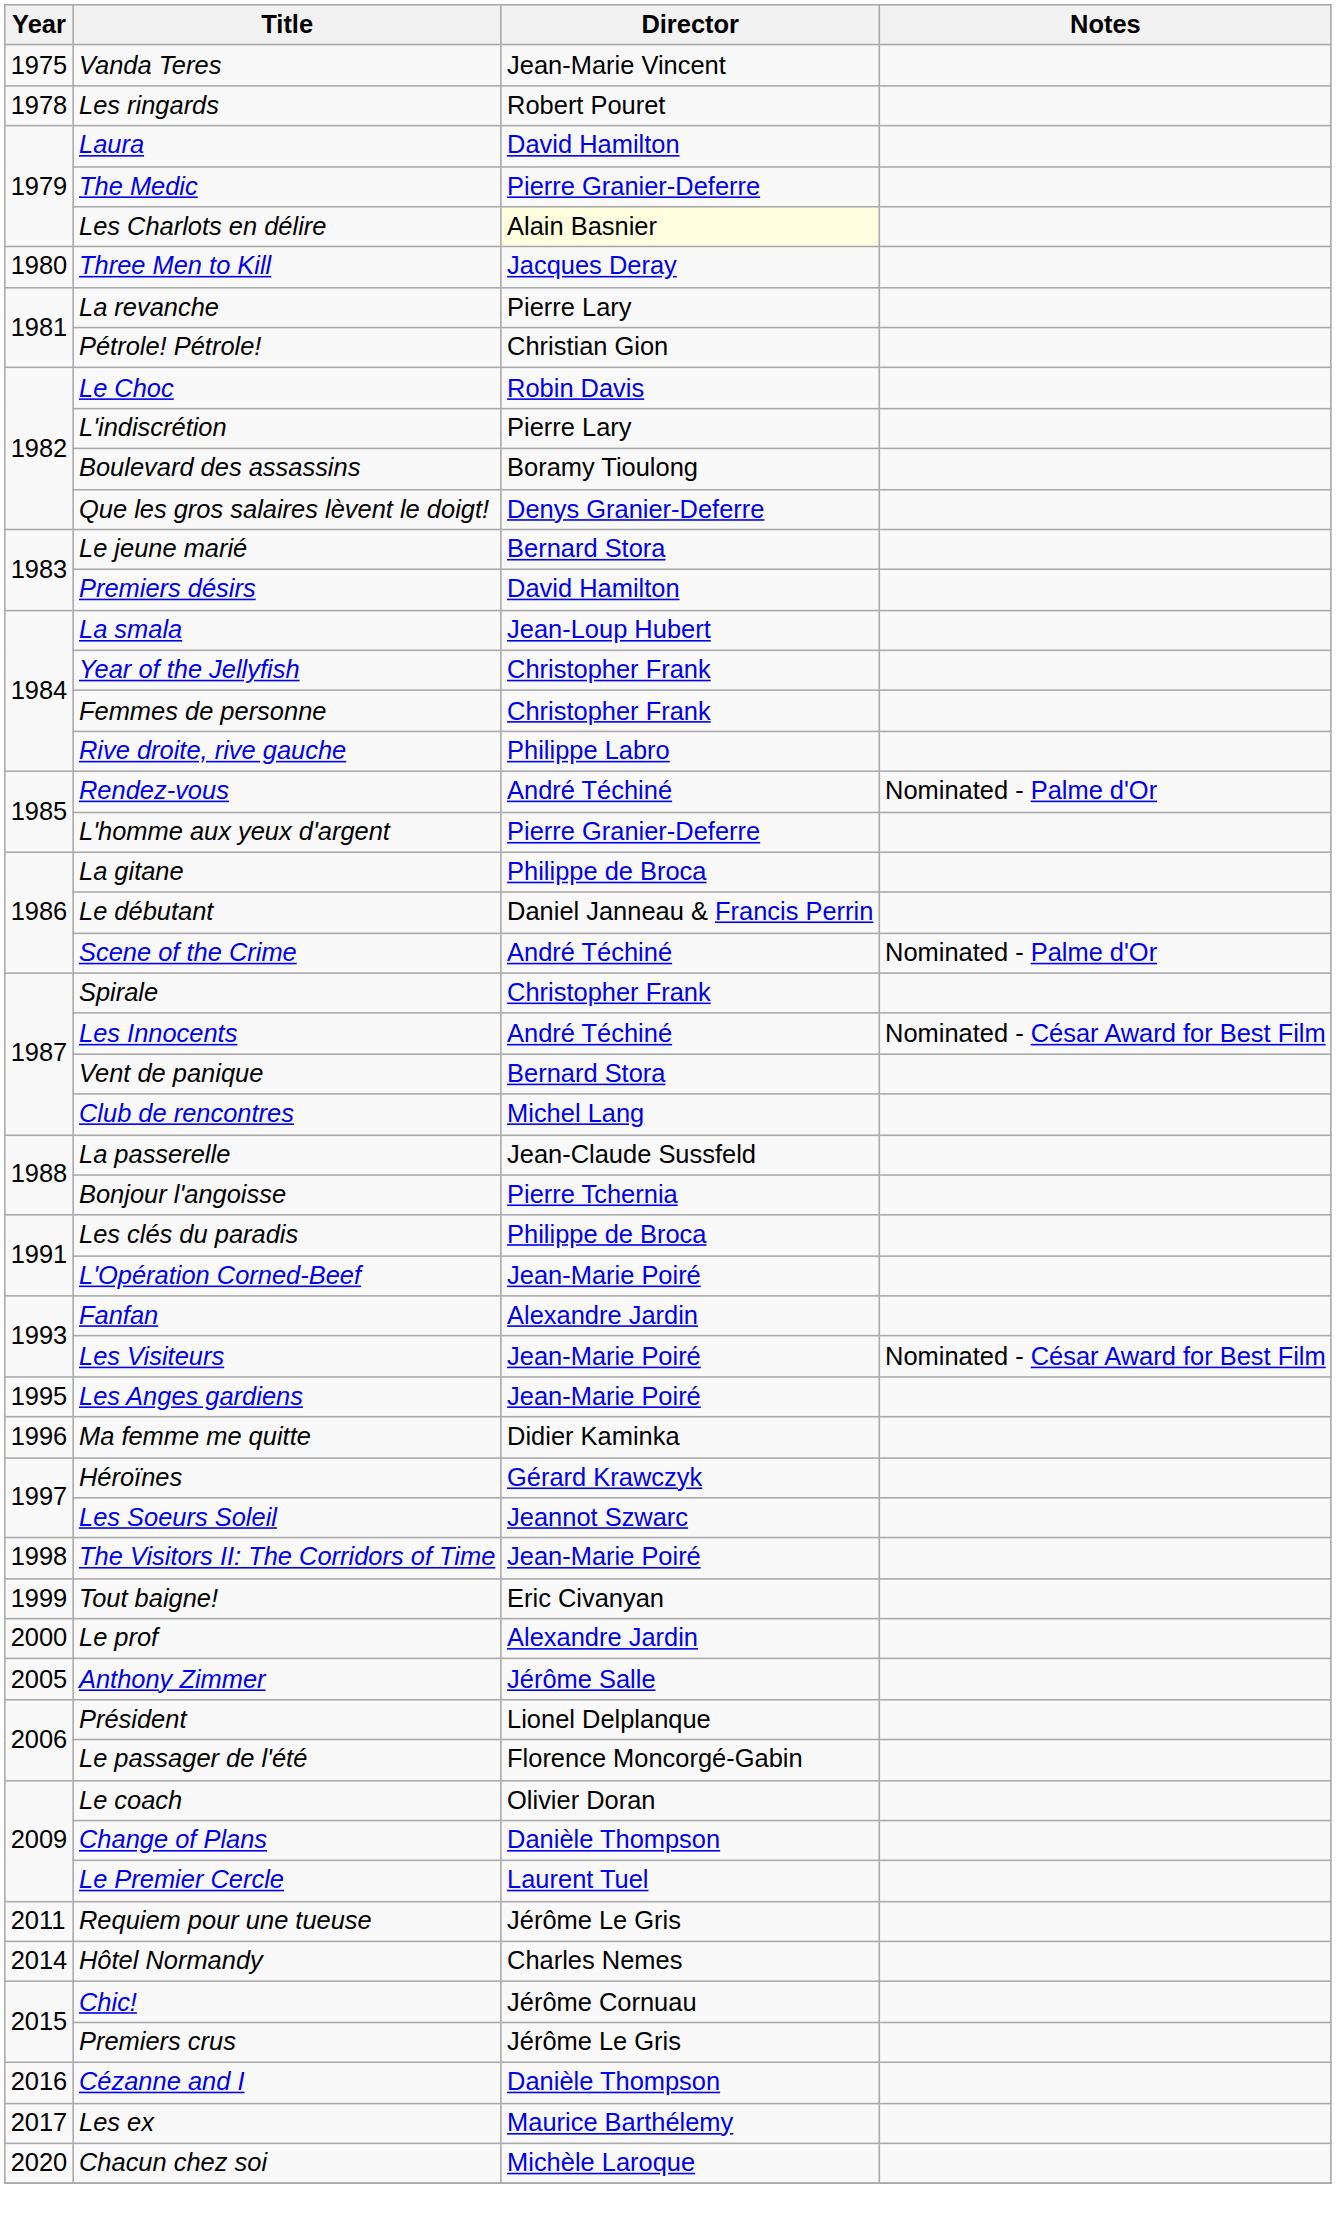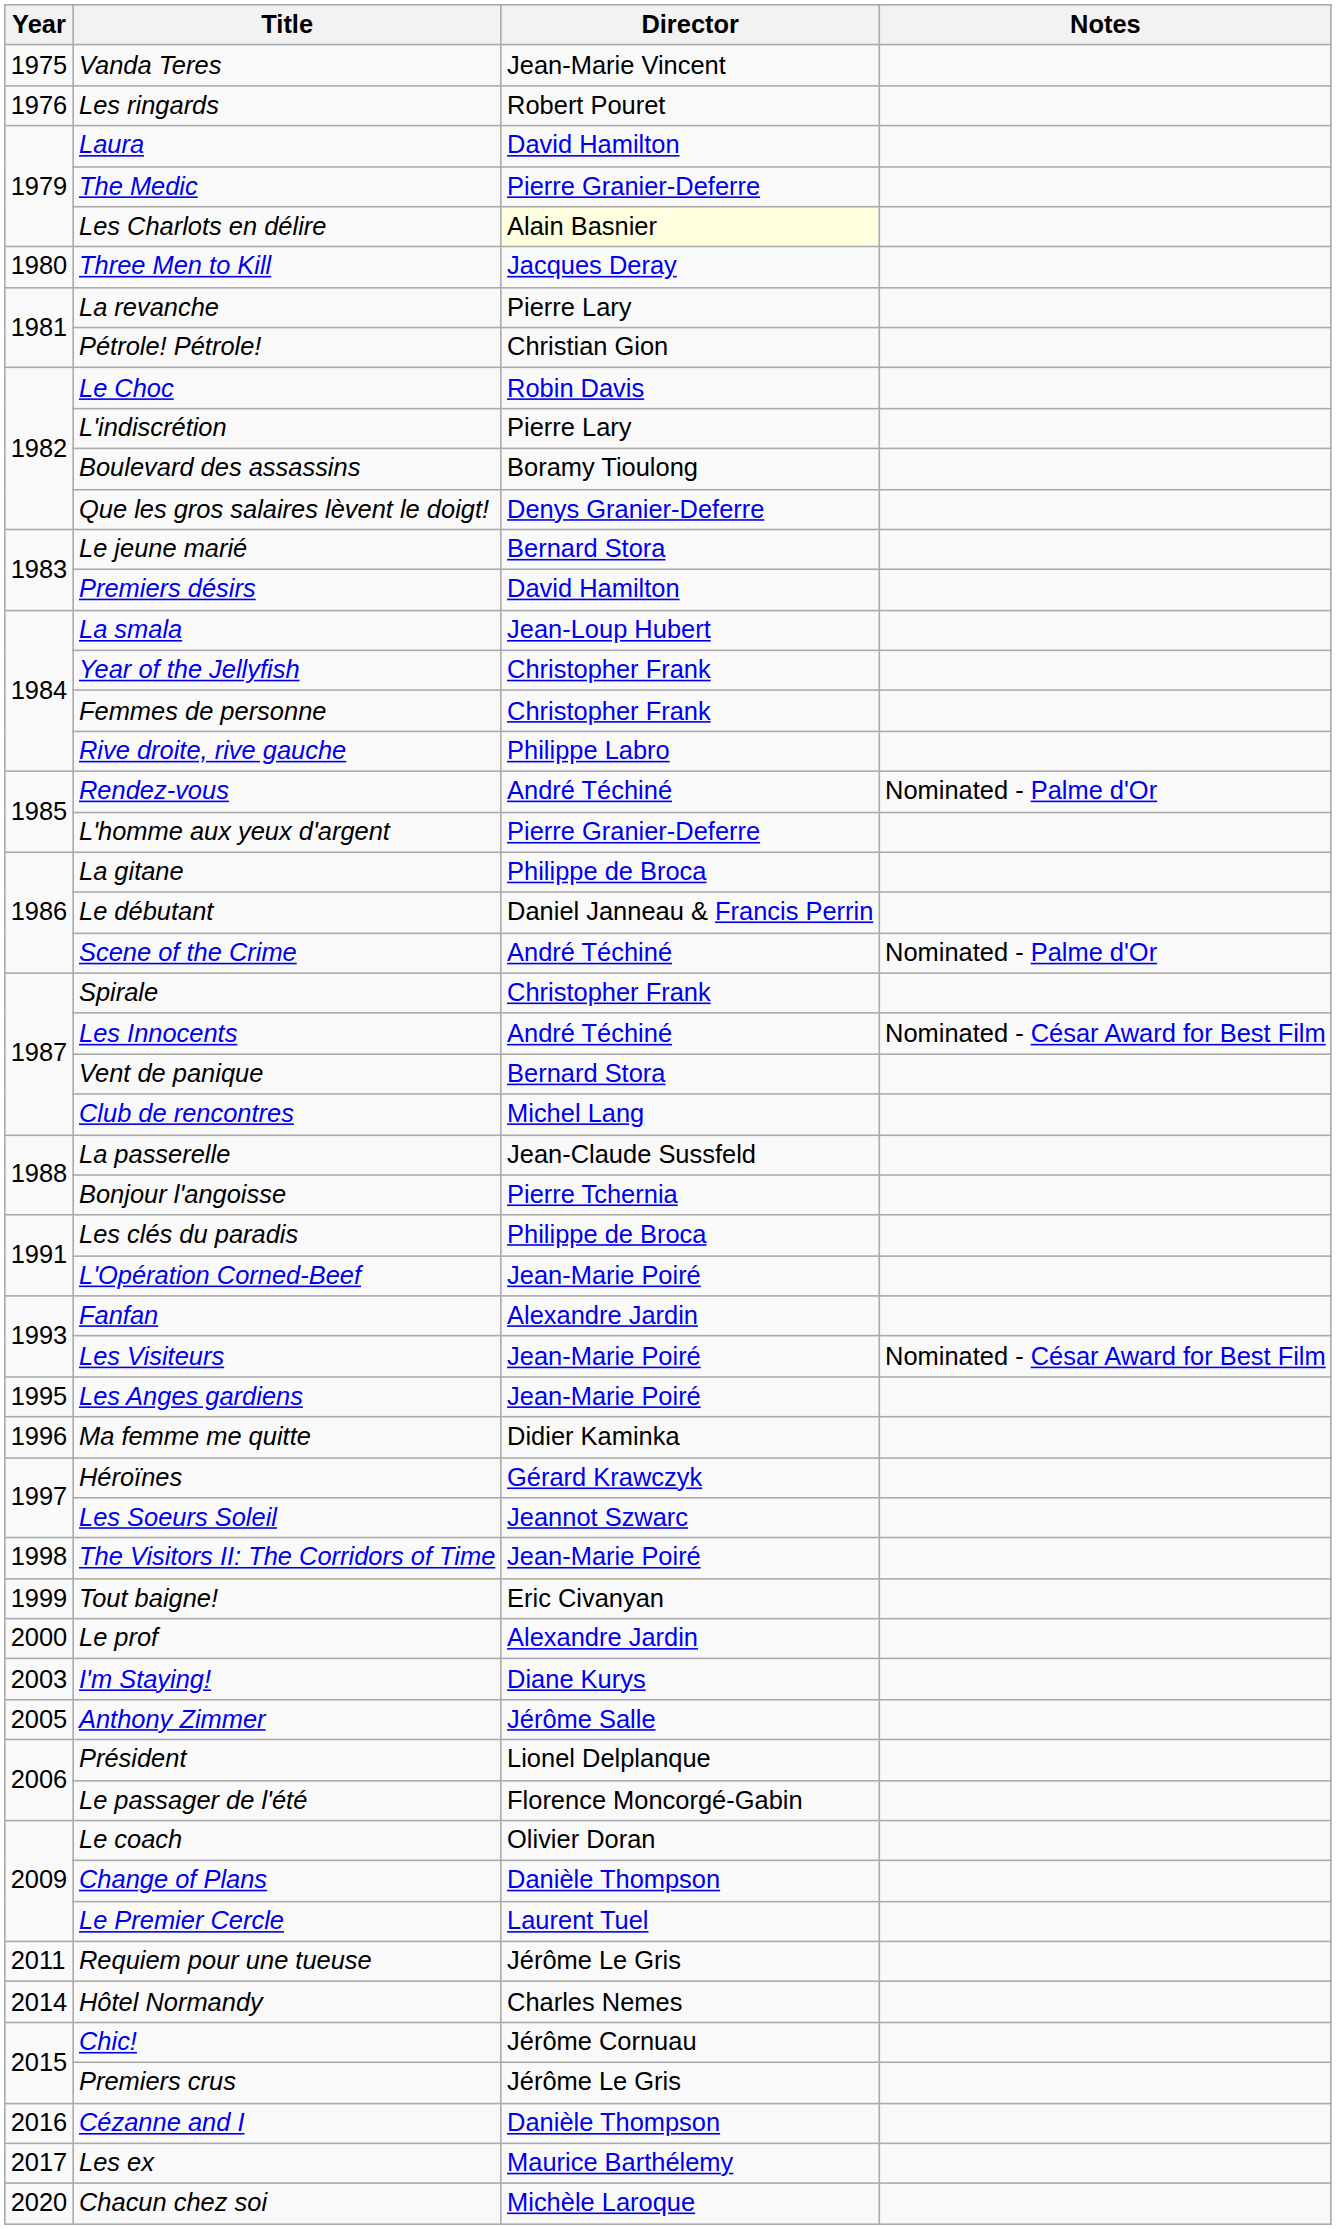(39, 105) 1978 -> (39, 105) 1976
+ row: (145, 1678)
